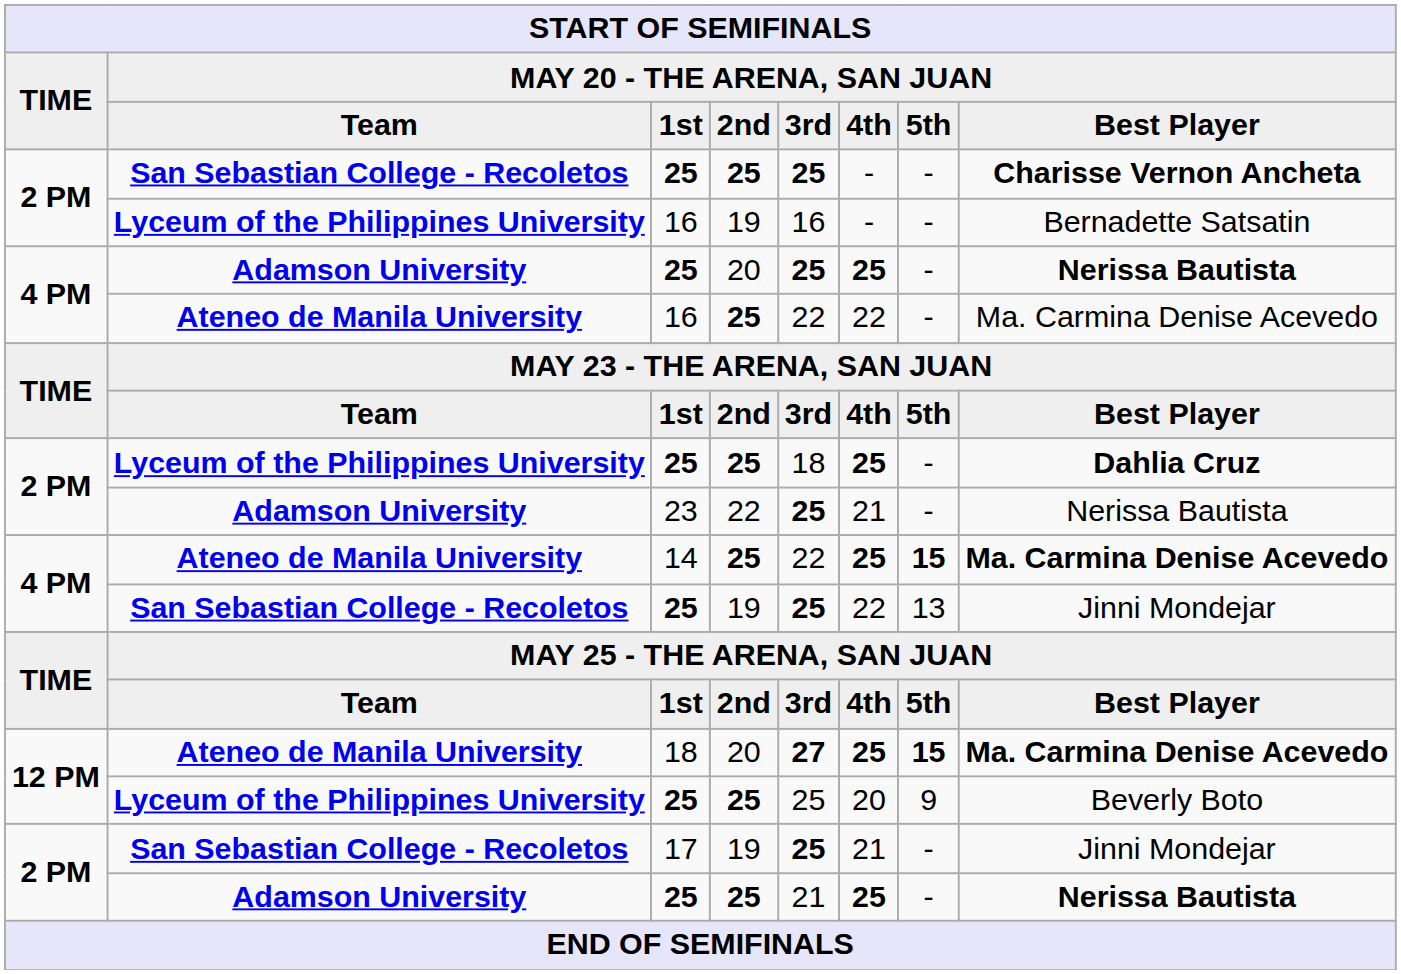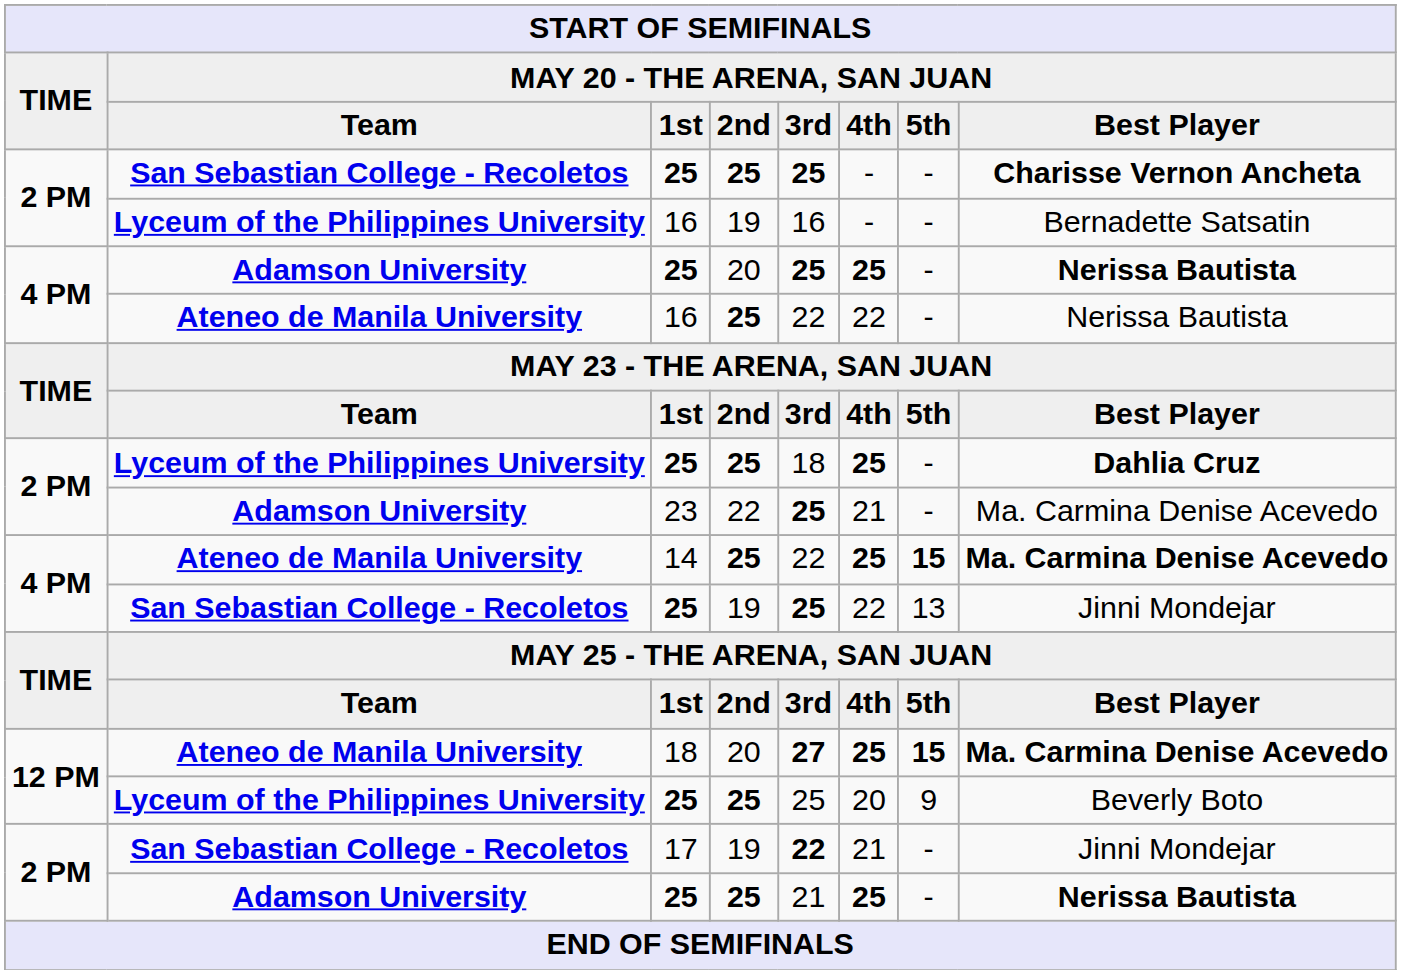(1177, 317) Ma. Carmina Denise Acevedo -> (1177, 317) Nerissa Bautista
(1177, 510) Nerissa Bautista -> (1177, 510) Ma. Carmina Denise Acevedo
(809, 848) 25 -> (809, 848) 22
